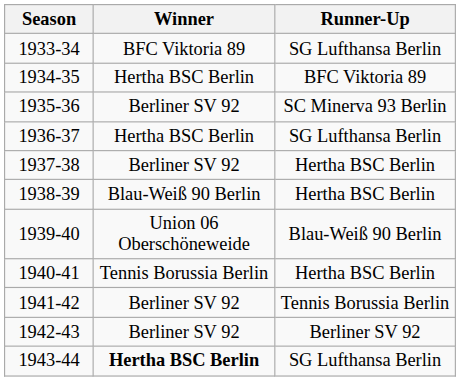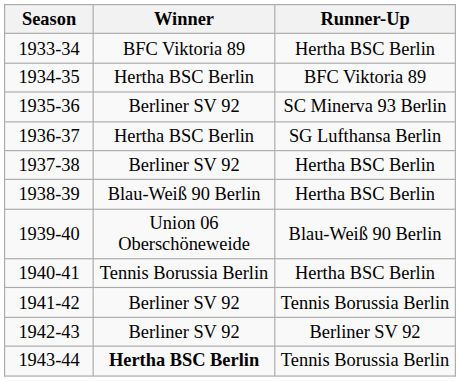(365, 48) SG Lufthansa Berlin -> (365, 48) Hertha BSC Berlin
(365, 360) SG Lufthansa Berlin -> (365, 360) Tennis Borussia Berlin
